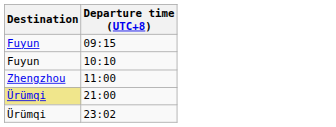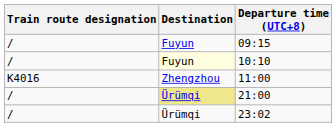+ column: (82, 19)
(23, 61) no background -> (178, 61) lightyellow background
